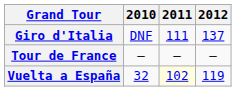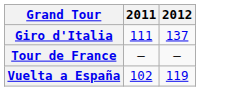- column: (141, 15)
(177, 76) lightyellow background -> (141, 76) no background
